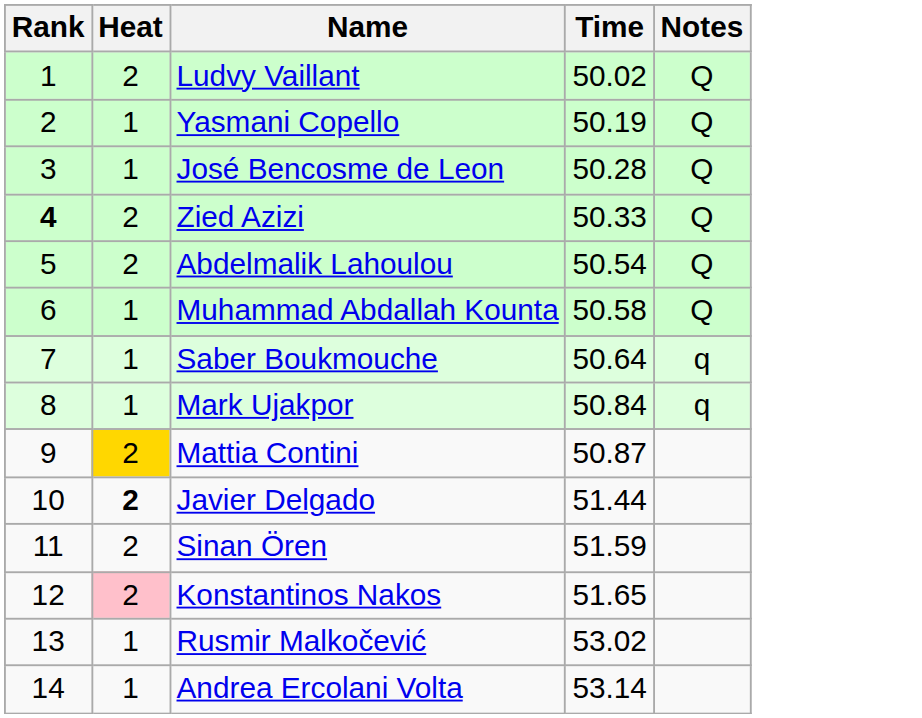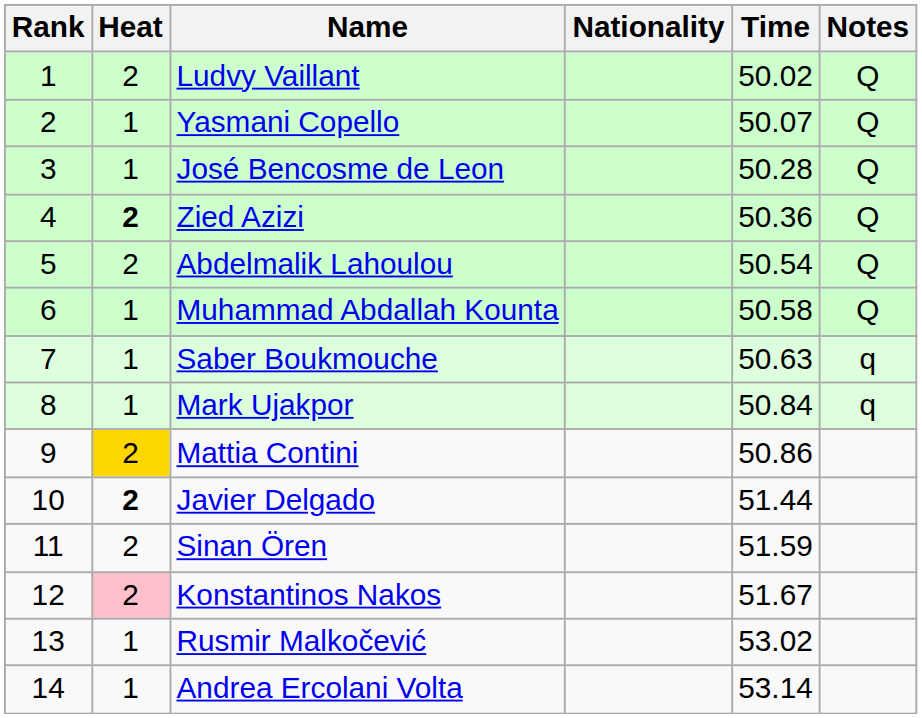+ column: (648, 28)
(610, 122) 50.19 -> (776, 122) 50.07
(48, 216) bold -> (48, 216) normal
(131, 216) normal -> (131, 216) bold
(610, 216) 50.33 -> (776, 216) 50.36
(610, 358) 50.64 -> (776, 358) 50.63
(610, 452) 50.87 -> (776, 452) 50.86
(610, 594) 51.65 -> (776, 594) 51.67
